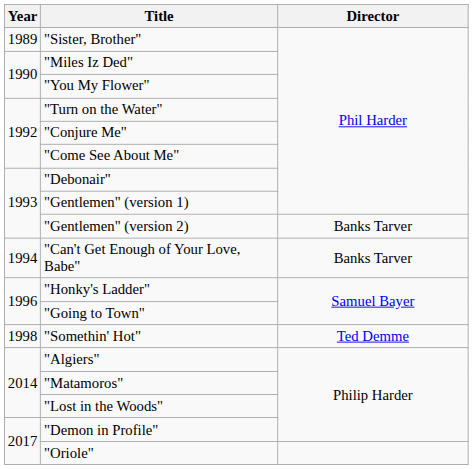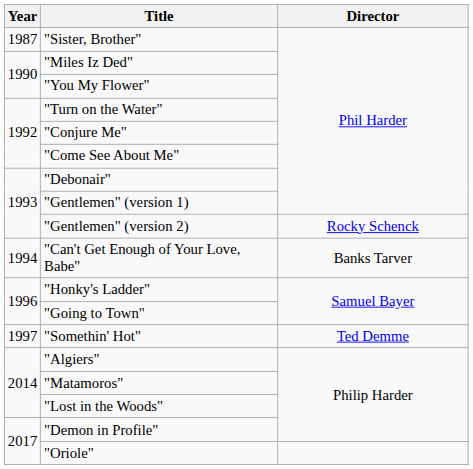(23, 39) 1989 -> (23, 39) 1987
(373, 226) Banks Tarver -> (373, 226) Rocky Schenck
(23, 336) 1998 -> (23, 336) 1997
